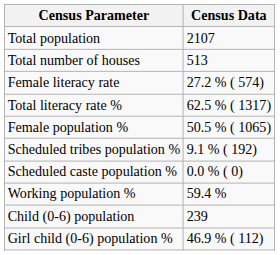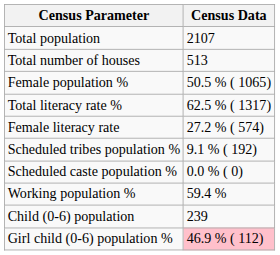rows swapped: (68, 127) <-> (64, 82)
(225, 238) no background -> (225, 238) pink background
